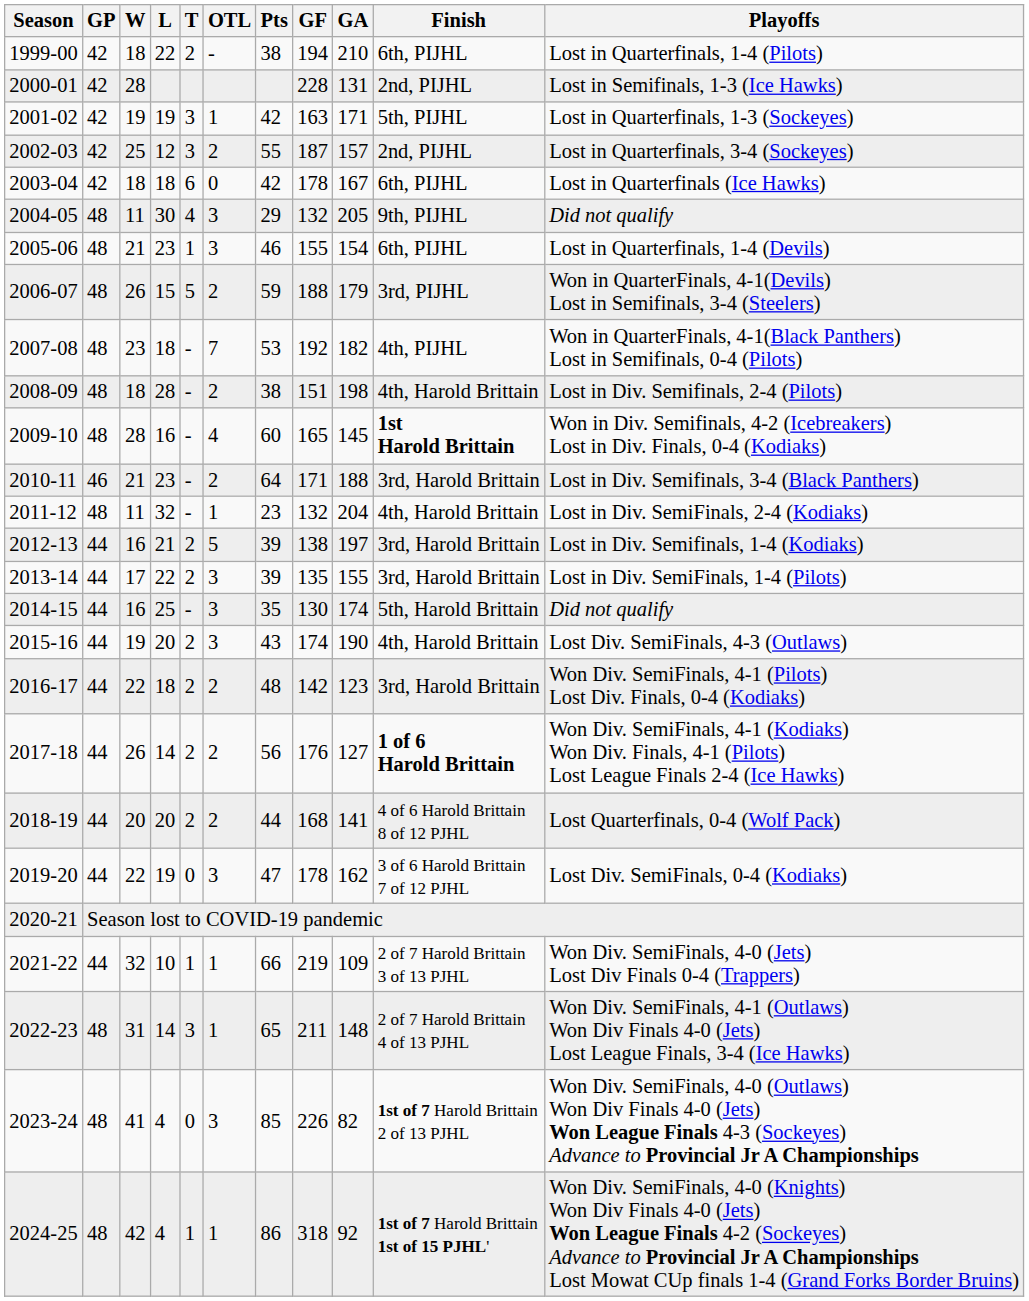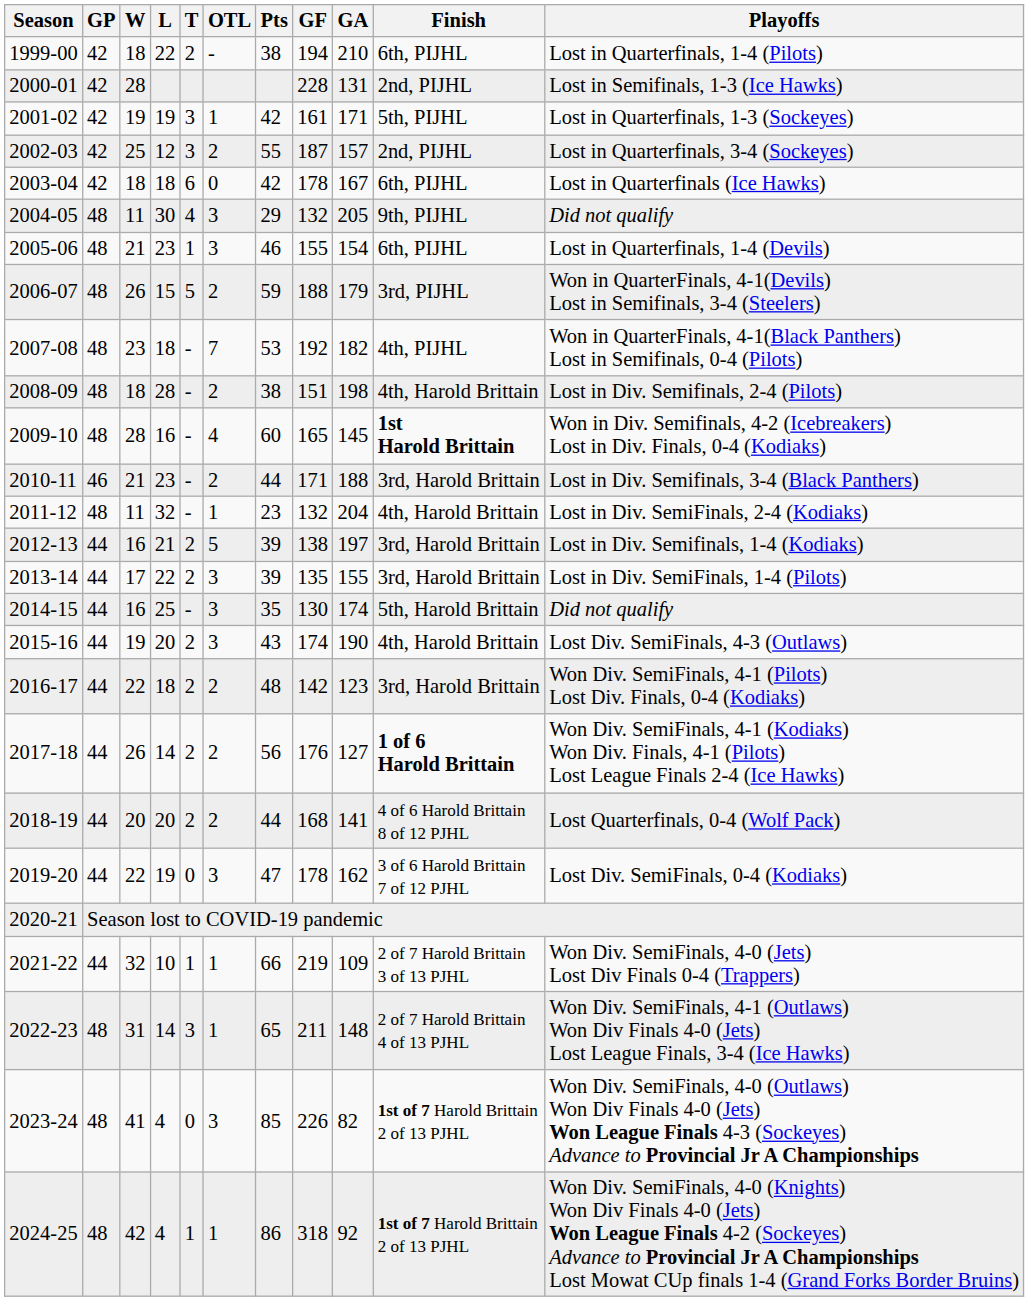(313, 118) 163 -> (313, 118) 161
(271, 479) 64 -> (271, 479) 44
(458, 1235) 1st of 7 Harold Brittain 1st of 15 PJHL' -> (458, 1235) 1st of 7 Harold Brittain 2 of 13 PJHL
